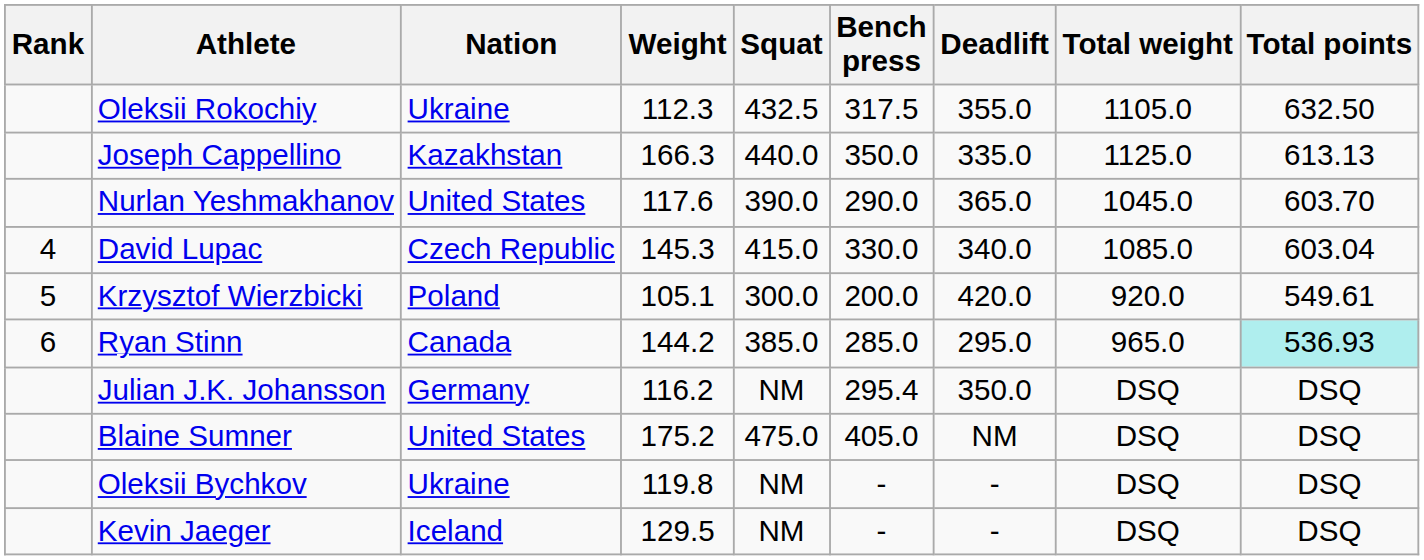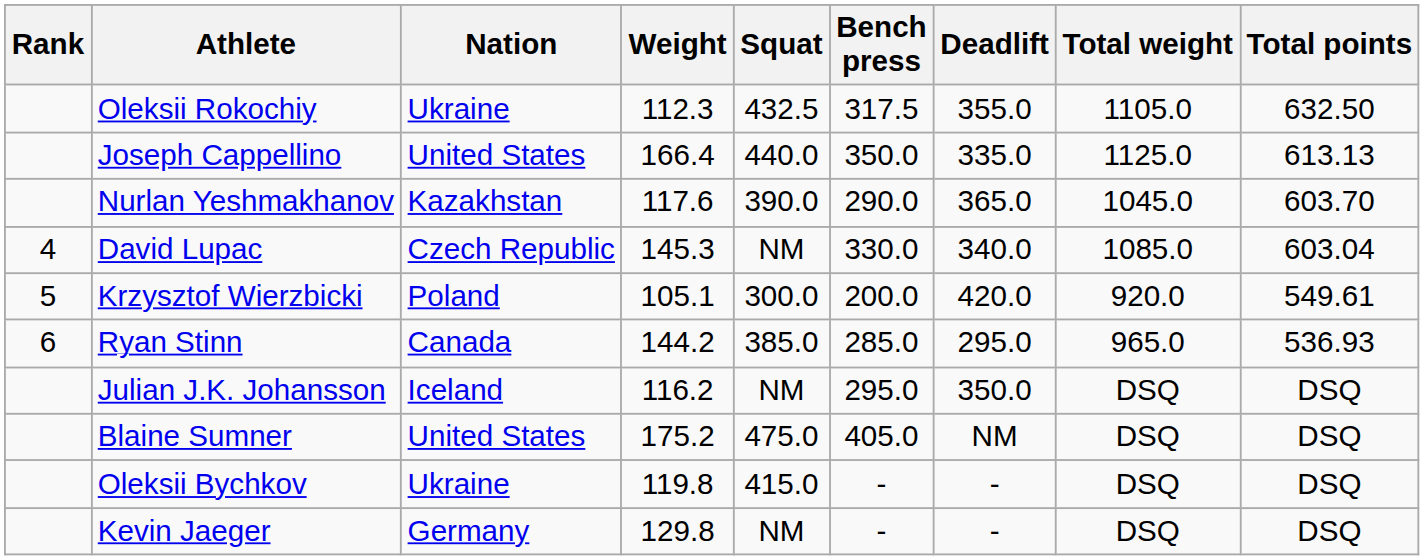(485, 155) Kazakhstan -> (496, 155) United States
(678, 155) 166.3 -> (678, 155) 166.4
(496, 202) United States -> (485, 202) Kazakhstan
(781, 249) 415.0 -> (781, 249) NM
(1329, 342) paleturquoise background -> (1329, 342) no background
(468, 389) Germany -> (455, 389) Iceland
(881, 389) 295.4 -> (881, 389) 295.0
(781, 483) NM -> (781, 483) 415.0
(455, 530) Iceland -> (468, 530) Germany
(678, 530) 129.5 -> (678, 530) 129.8
